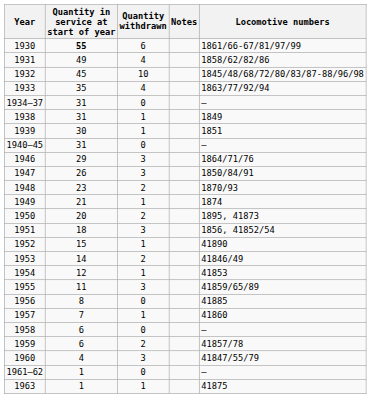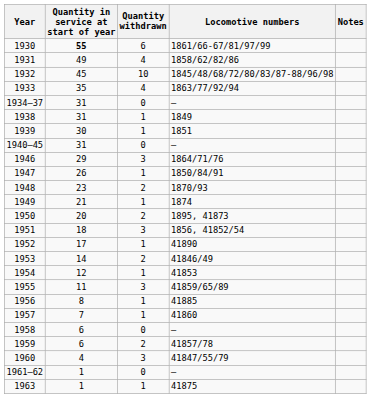columns swapped: (283, 21) <-> (184, 21)
(143, 173) 3 -> (143, 173) 1
(81, 244) 15 -> (81, 244) 17
(143, 301) 0 -> (143, 301) 1
